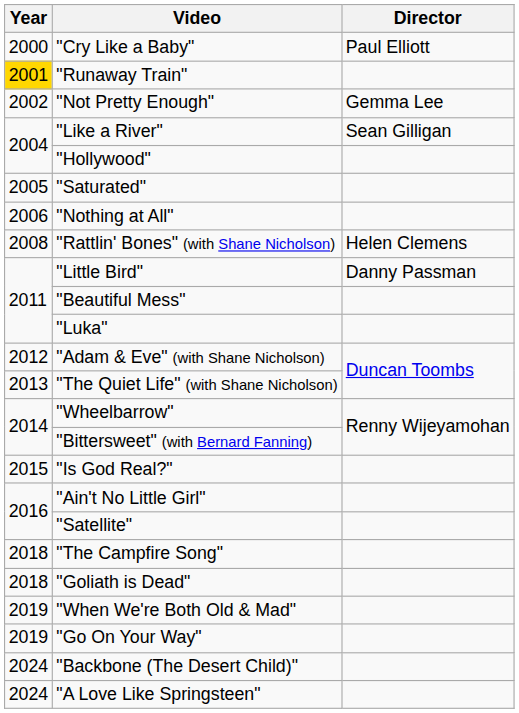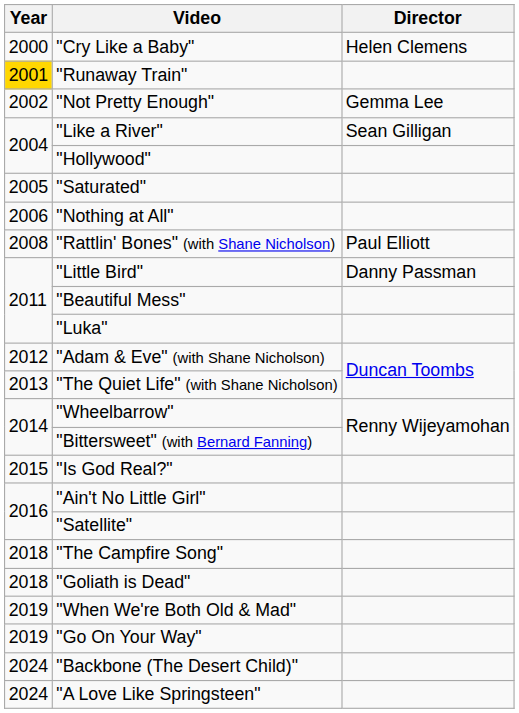(388, 46) Paul Elliott -> (406, 46) Helen Clemens
(406, 243) Helen Clemens -> (388, 243) Paul Elliott
